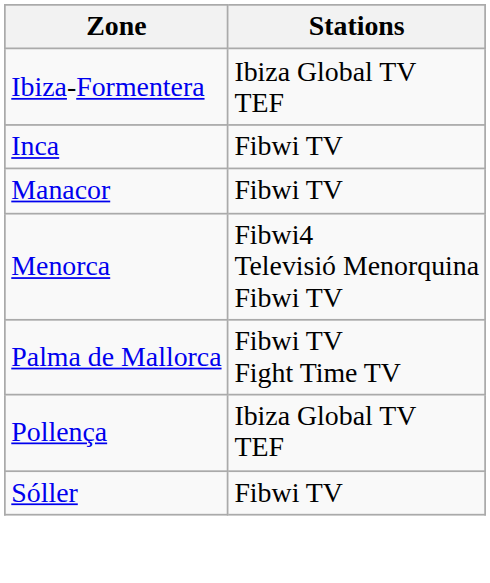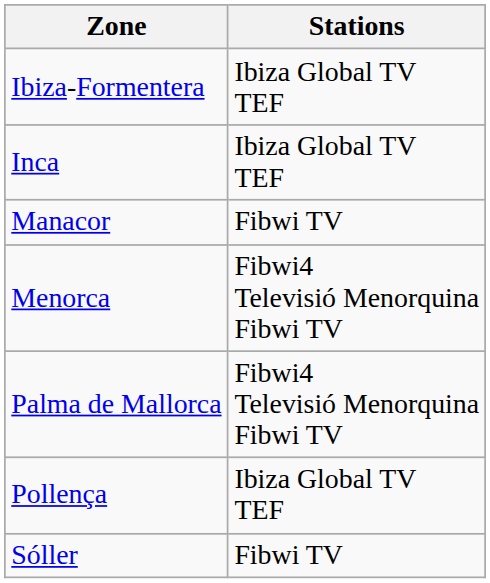(289, 146) Fibwi TV -> (325, 161) Ibiza Global TV TEF
(318, 356) Fibwi TV Fight Time TV -> (357, 403) Fibwi4 Televisió Menorquina Fibwi TV
